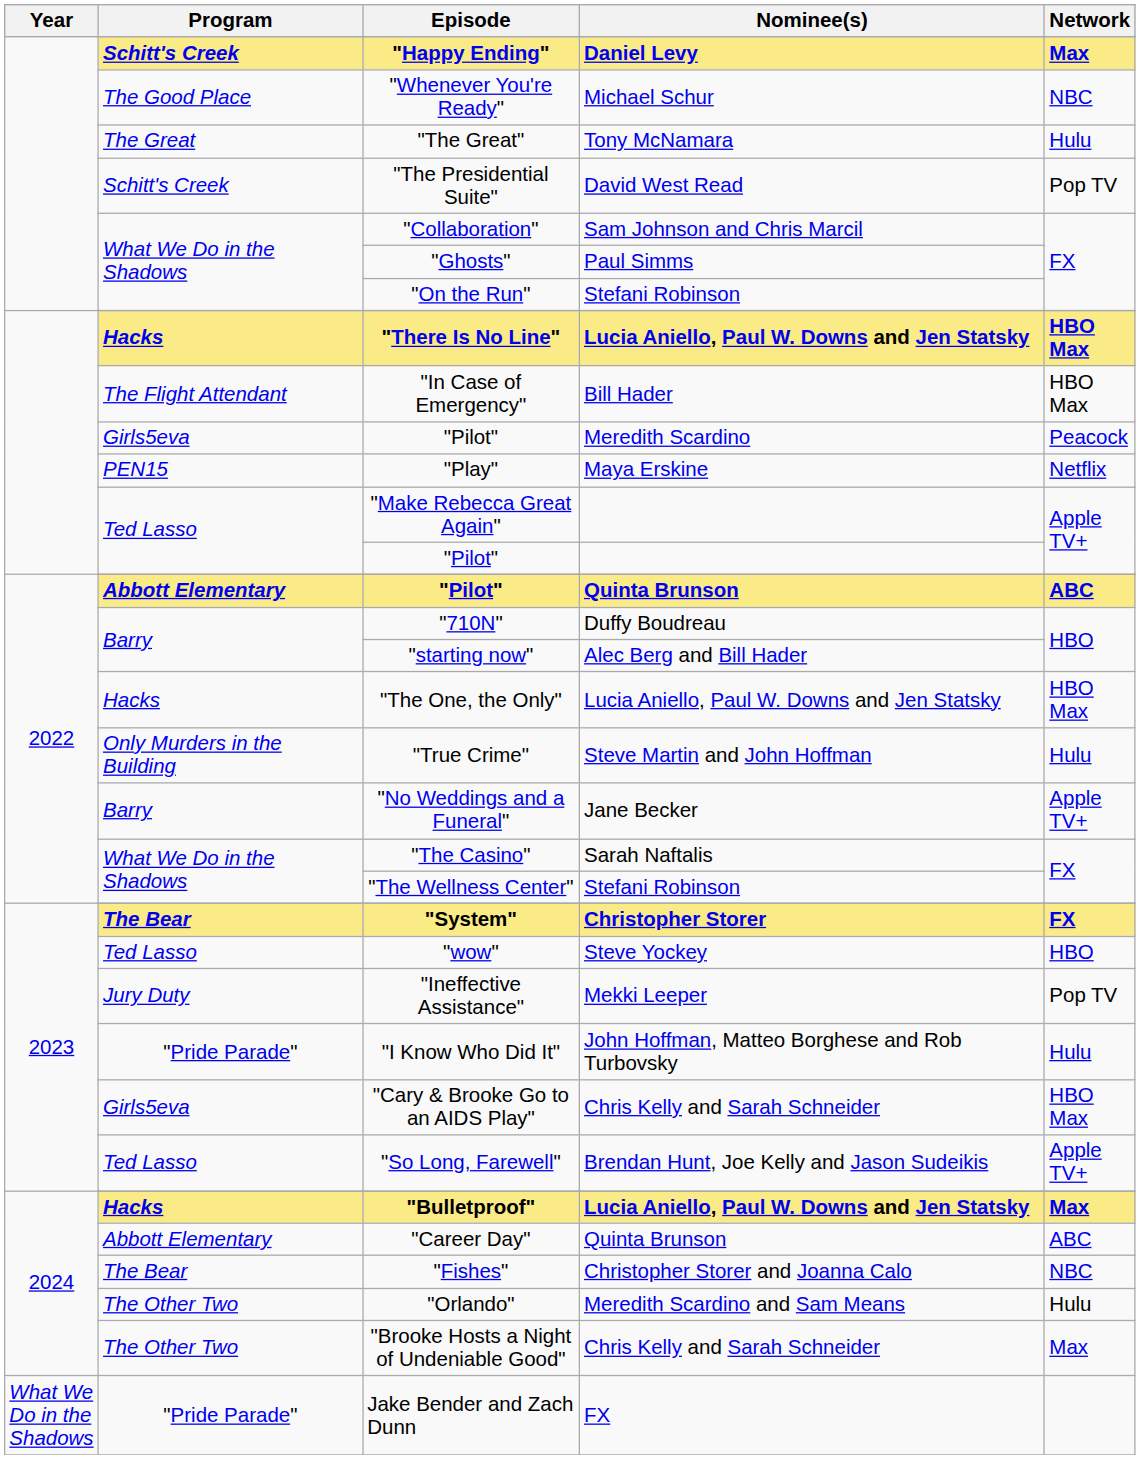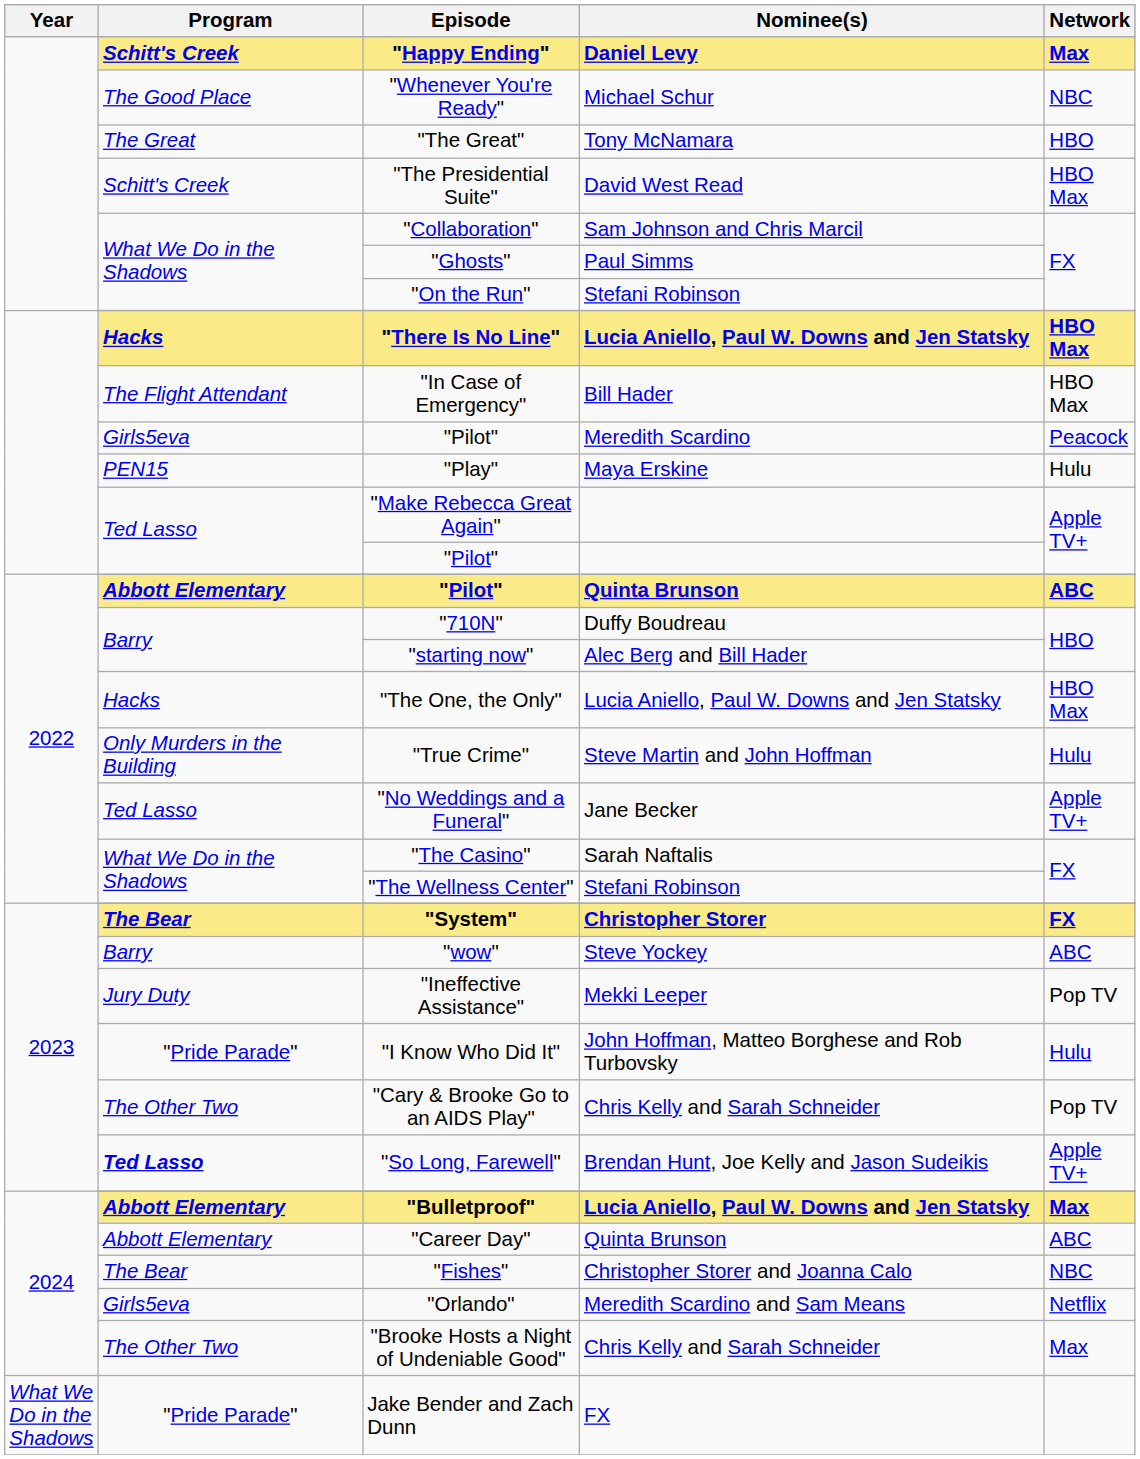(1070, 141) Hulu -> (1072, 141) HBO
(1083, 185) Pop TV -> (1072, 185) HBO Max
(1078, 470) Netflix -> (1070, 470) Hulu
(128, 810) Barry -> (150, 810) Ted Lasso
(150, 952) Ted Lasso -> (128, 952) Barry
(1072, 952) HBO -> (1070, 952) ABC
(146, 1107) Girls5eva -> (171, 1107) The Other Two
(1072, 1107) HBO Max -> (1083, 1107) Pop TV
(150, 1162) normal -> (153, 1162) bold
(133, 1206) Hacks -> (194, 1206) Abbott Elementary
(171, 1304) The Other Two -> (146, 1304) Girls5eva
(1070, 1304) Hulu -> (1078, 1304) Netflix
